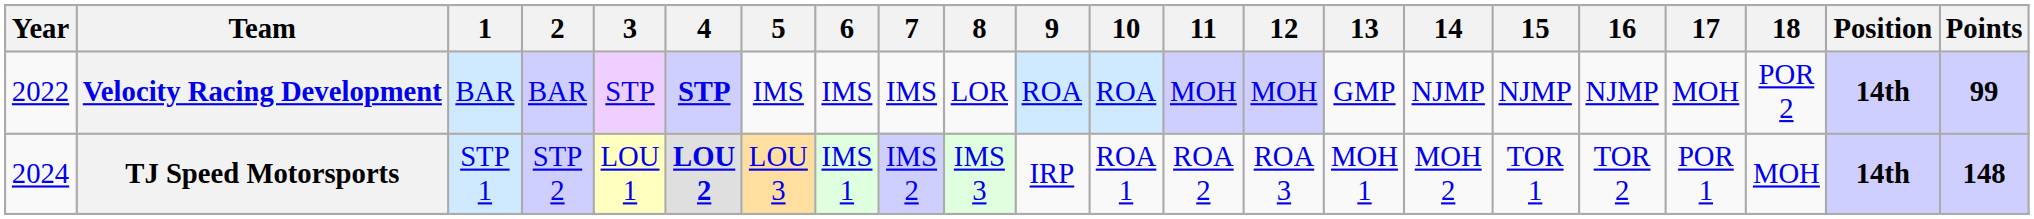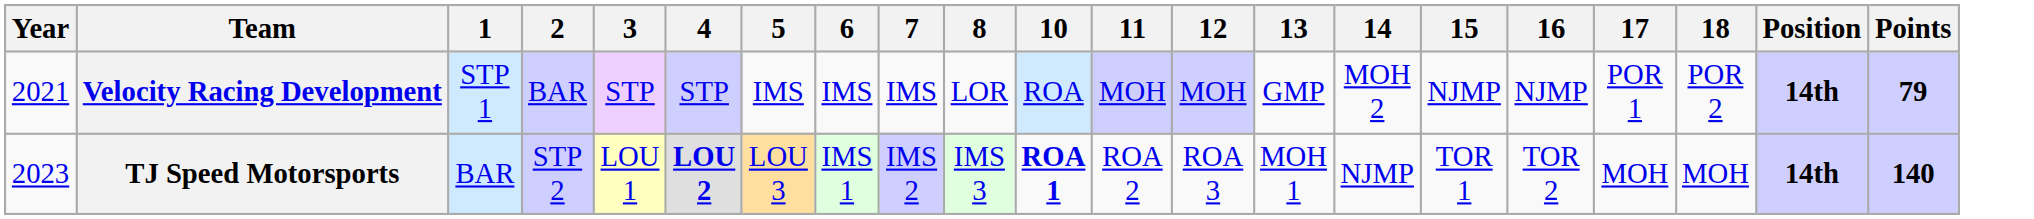- column: (1052, 27)
(41, 91) 2022 -> (41, 91) 2021
(485, 91) BAR -> (485, 91) STP 1
(704, 91) bold -> (704, 91) normal
(1448, 91) NJMP -> (1377, 91) MOH 2
(1706, 91) MOH -> (1635, 91) POR 1
(1984, 91) 99 -> (1913, 91) 79
(41, 173) 2024 -> (41, 173) 2023
(485, 173) STP 1 -> (485, 173) BAR
(1126, 173) normal -> (1053, 173) bold
(1448, 173) MOH 2 -> (1377, 173) NJMP
(1706, 173) POR 1 -> (1635, 173) MOH
(1984, 173) 148 -> (1913, 173) 140
